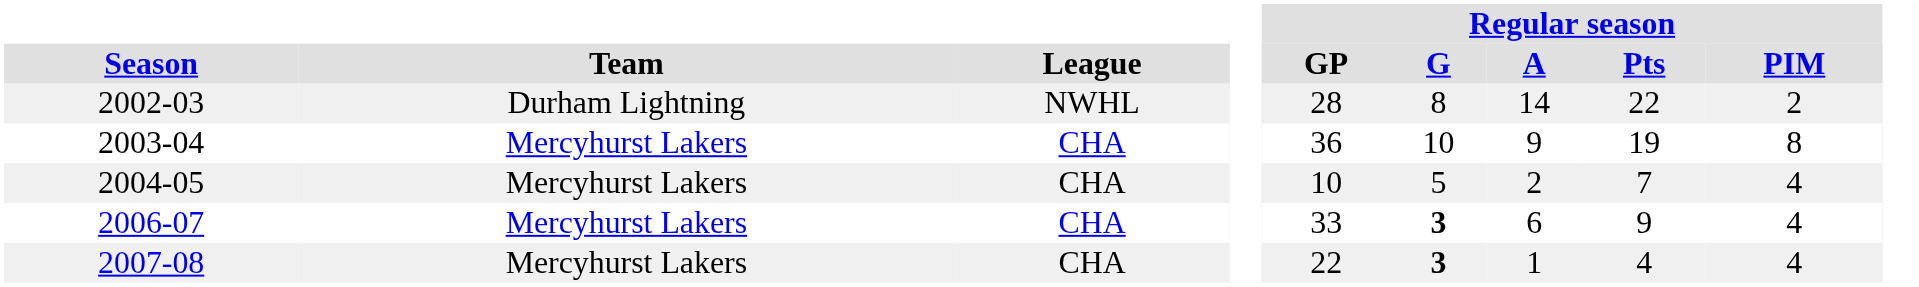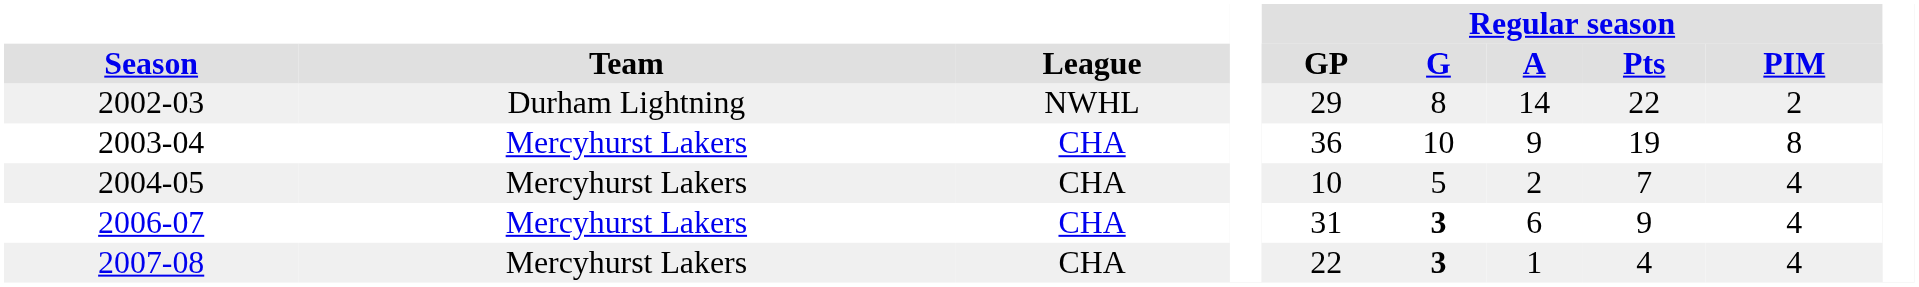(1326, 103) 28 -> (1326, 103) 29
(1326, 222) 33 -> (1326, 222) 31
